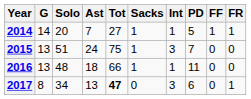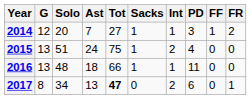(44, 31) 14 -> (44, 31) 12
(191, 31) 5 -> (191, 31) 3
(231, 31) 1 -> (231, 31) 2
(172, 49) 3 -> (172, 49) 2
(191, 49) 7 -> (191, 49) 4
(172, 85) 3 -> (172, 85) 2
